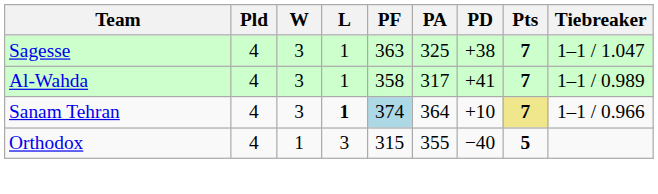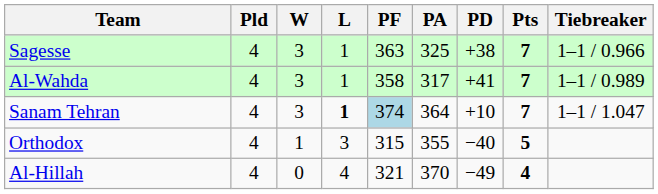(601, 50) 1–1 / 1.047 -> (601, 50) 1–1 / 0.966
(525, 111) khaki background -> (525, 111) no background
(601, 111) 1–1 / 0.966 -> (601, 111) 1–1 / 1.047
+ row: (46, 173)
